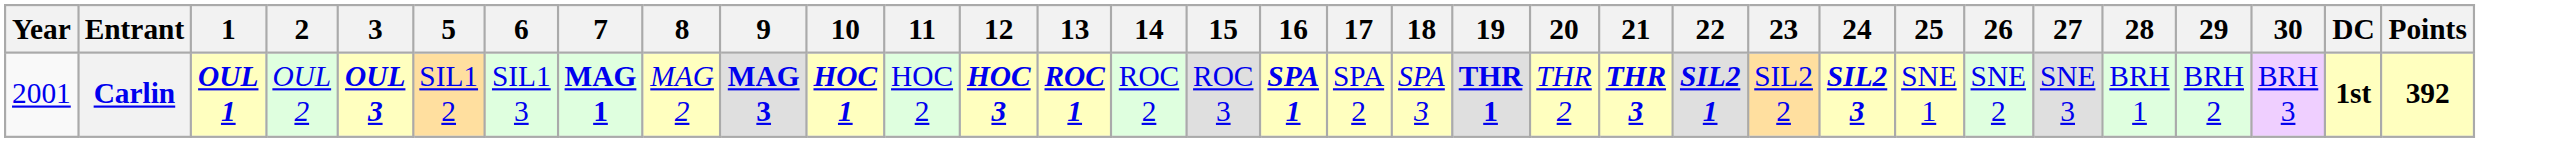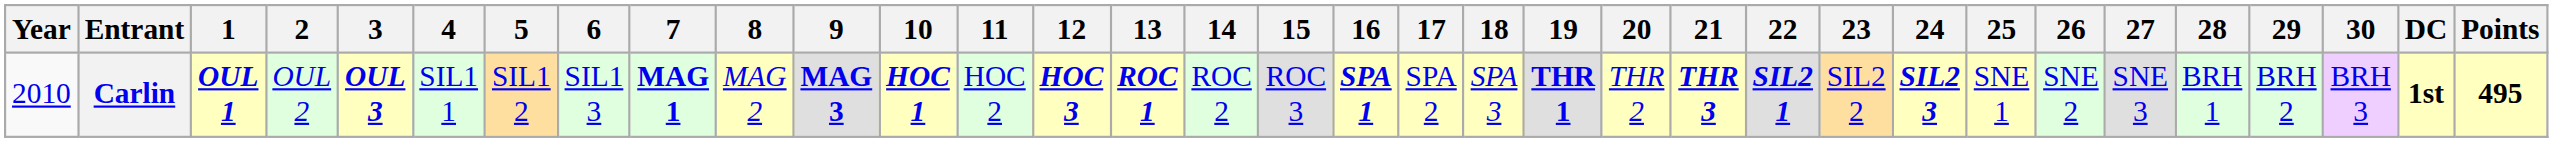+ column: (449, 28)
(41, 94) 2001 -> (41, 94) 2010
(2428, 94) 392 -> (2500, 94) 495
